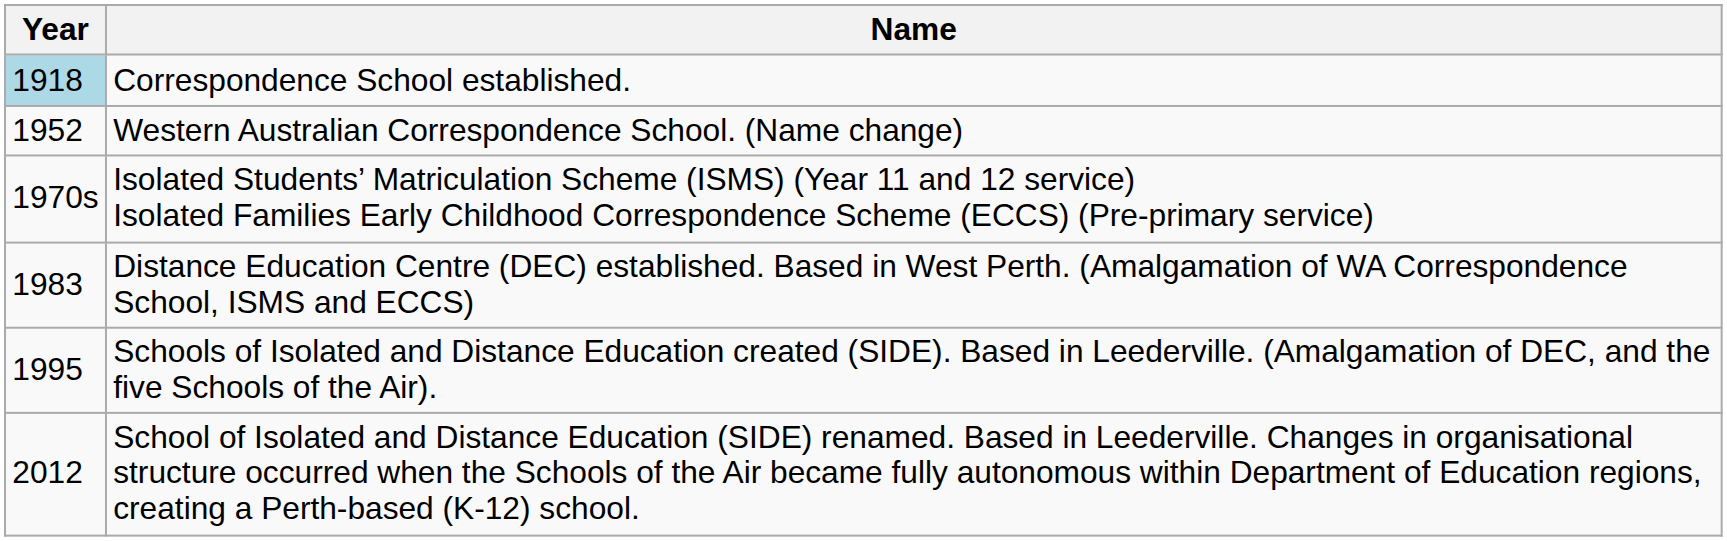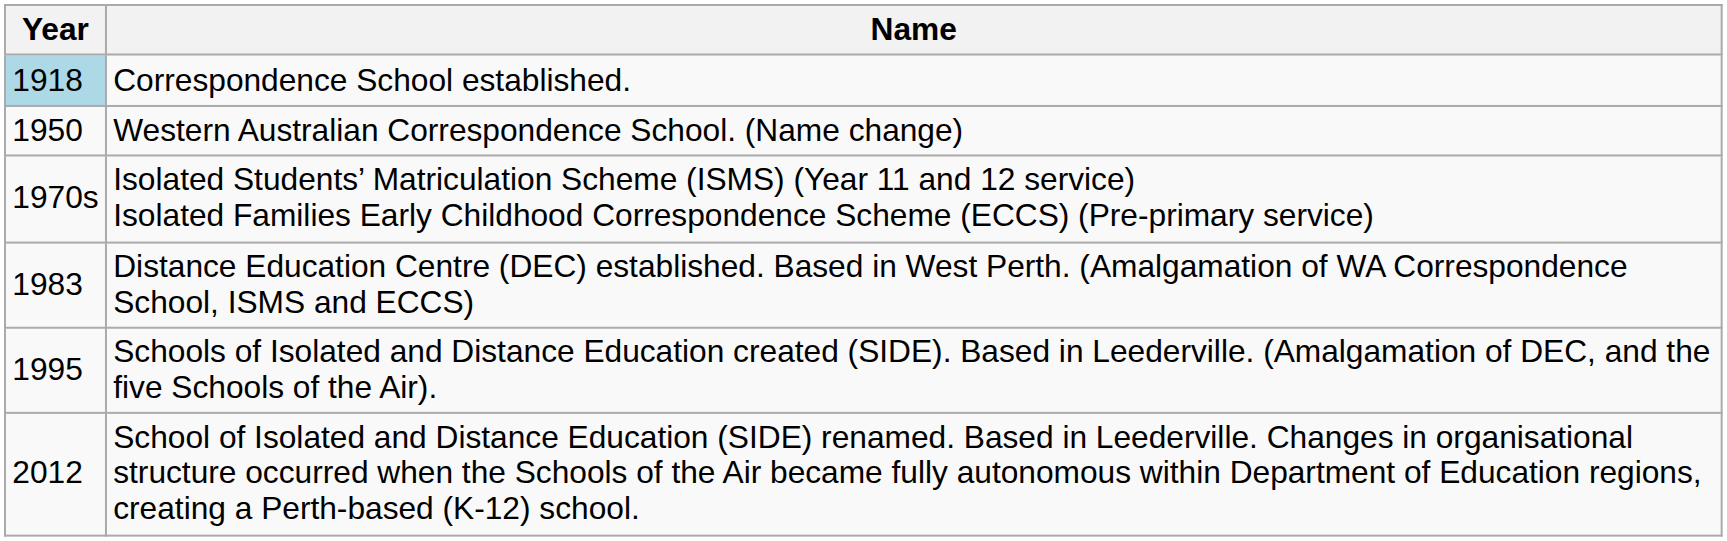(48, 130) 1952 -> (48, 130) 1950
